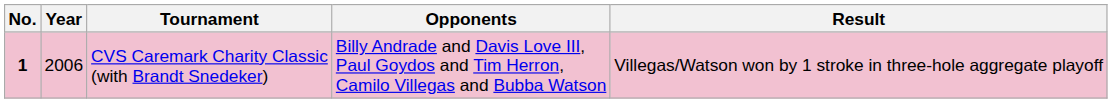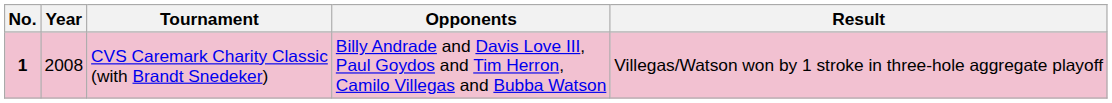(64, 65) 2006 -> (64, 65) 2008
